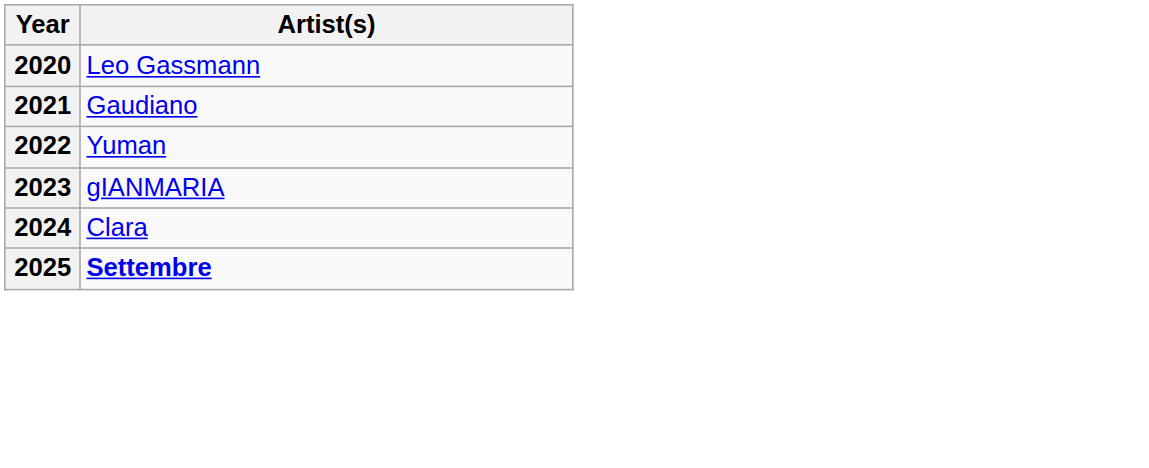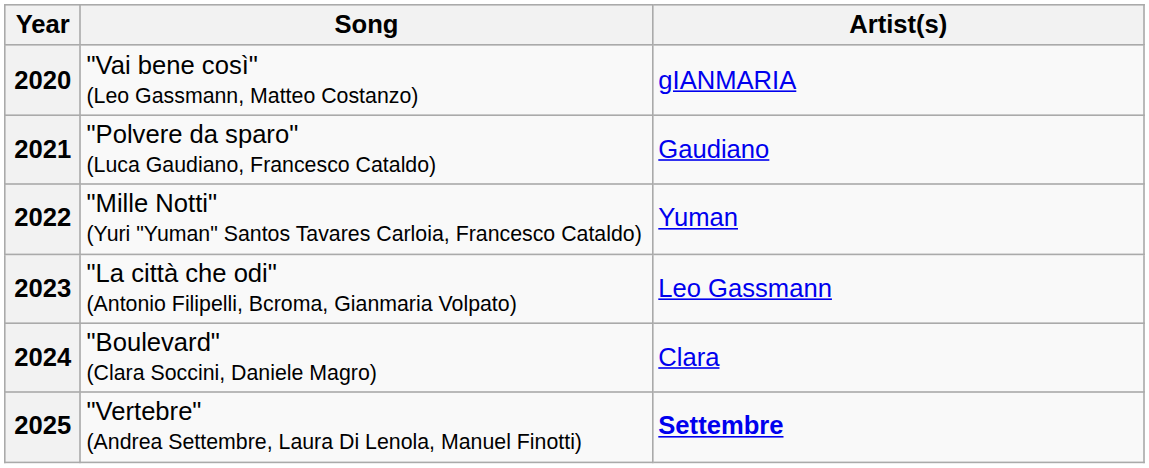+ column: (366, 24)
(173, 65) Leo Gassmann -> (727, 79) gIANMARIA
(156, 187) gIANMARIA -> (745, 288) Leo Gassmann
